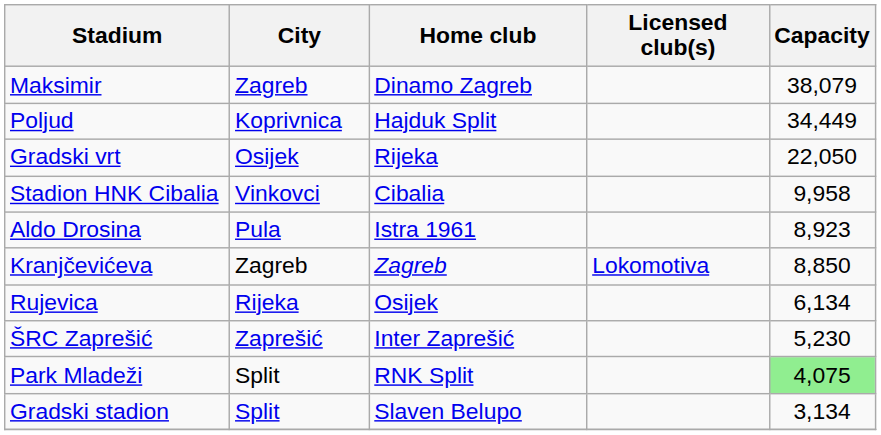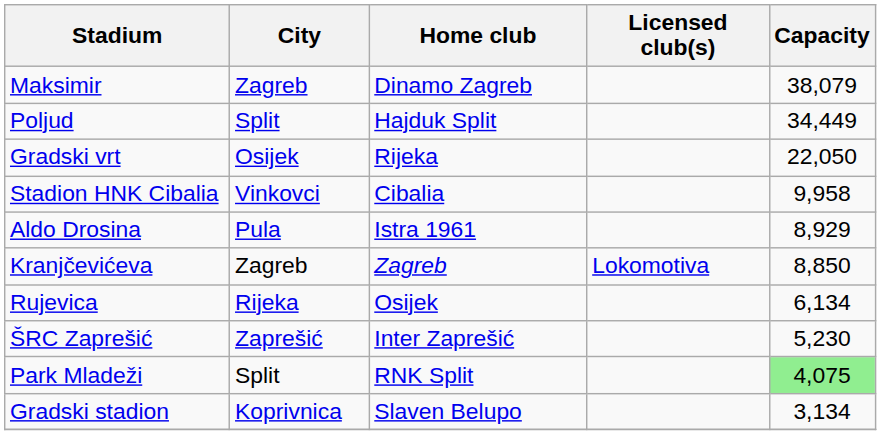(288, 120) Koprivnica -> (257, 120) Split
(822, 229) 8,923 -> (822, 229) 8,929
(257, 411) Split -> (288, 411) Koprivnica
